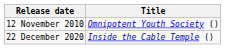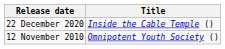rows swapped: (45, 24) <-> (45, 37)
